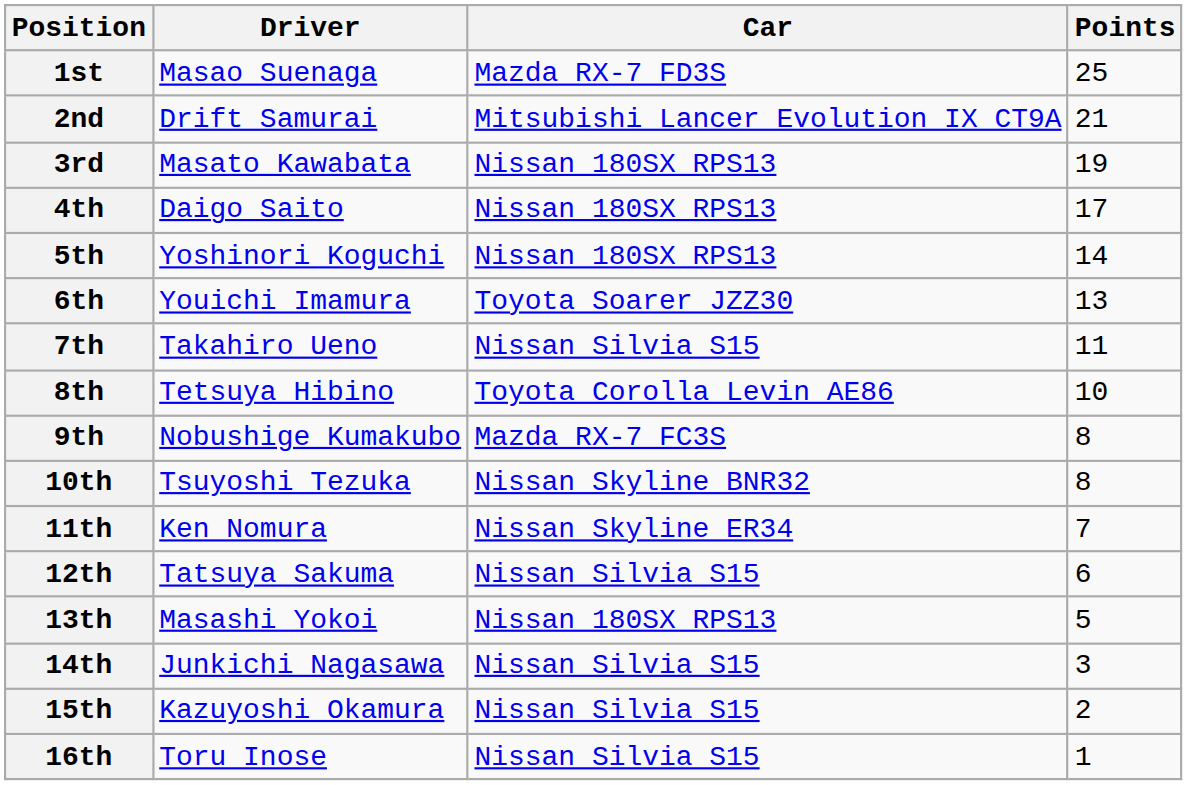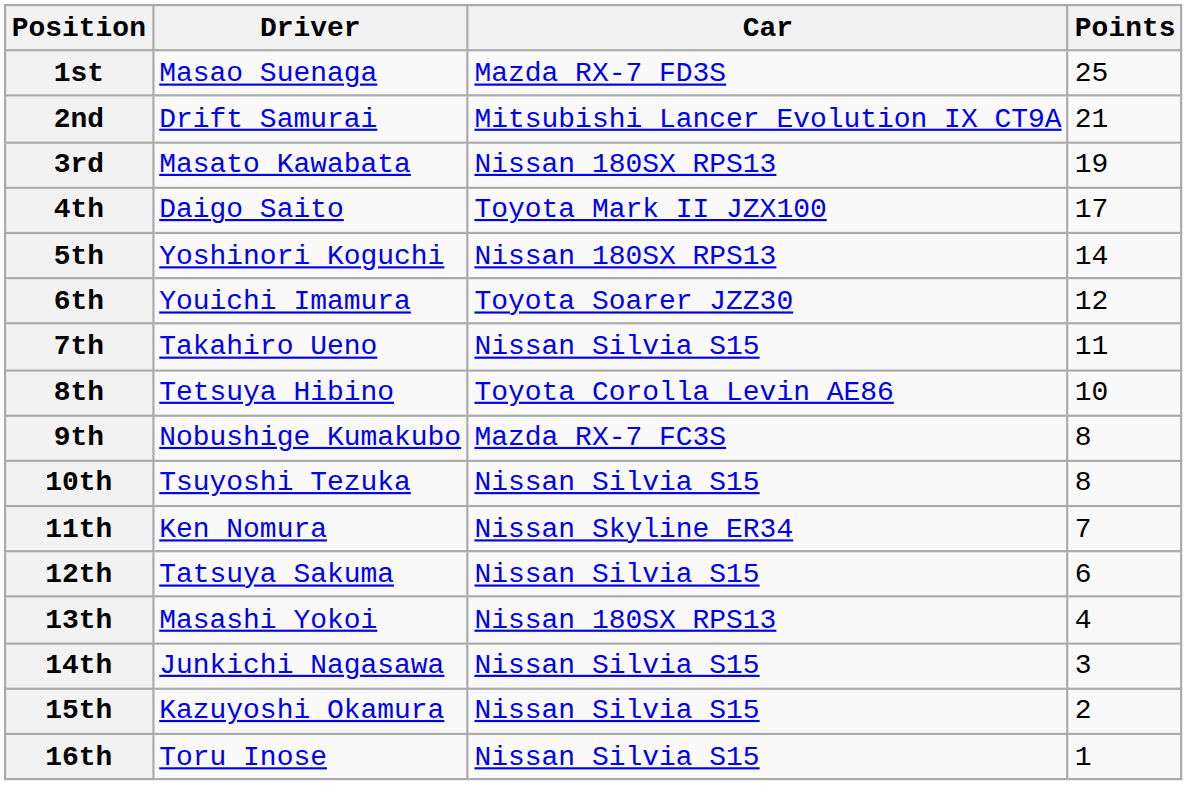(625, 210) Nissan 180SX RPS13 -> (651, 210) Toyota Mark II JZX100
(1092, 301) 13 -> (1092, 301) 12
(642, 483) Nissan Skyline BNR32 -> (617, 483) Nissan Silvia S15
(1083, 620) 5 -> (1083, 620) 4
